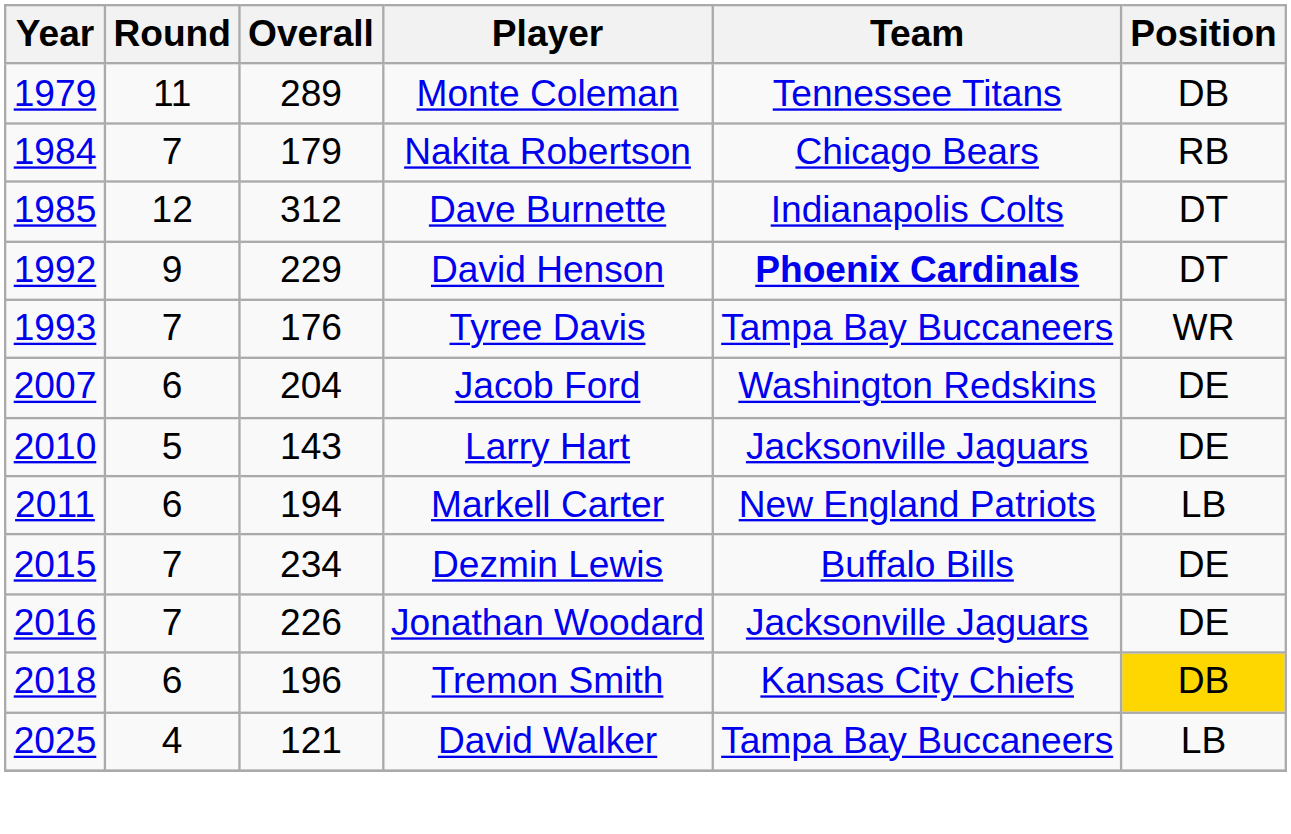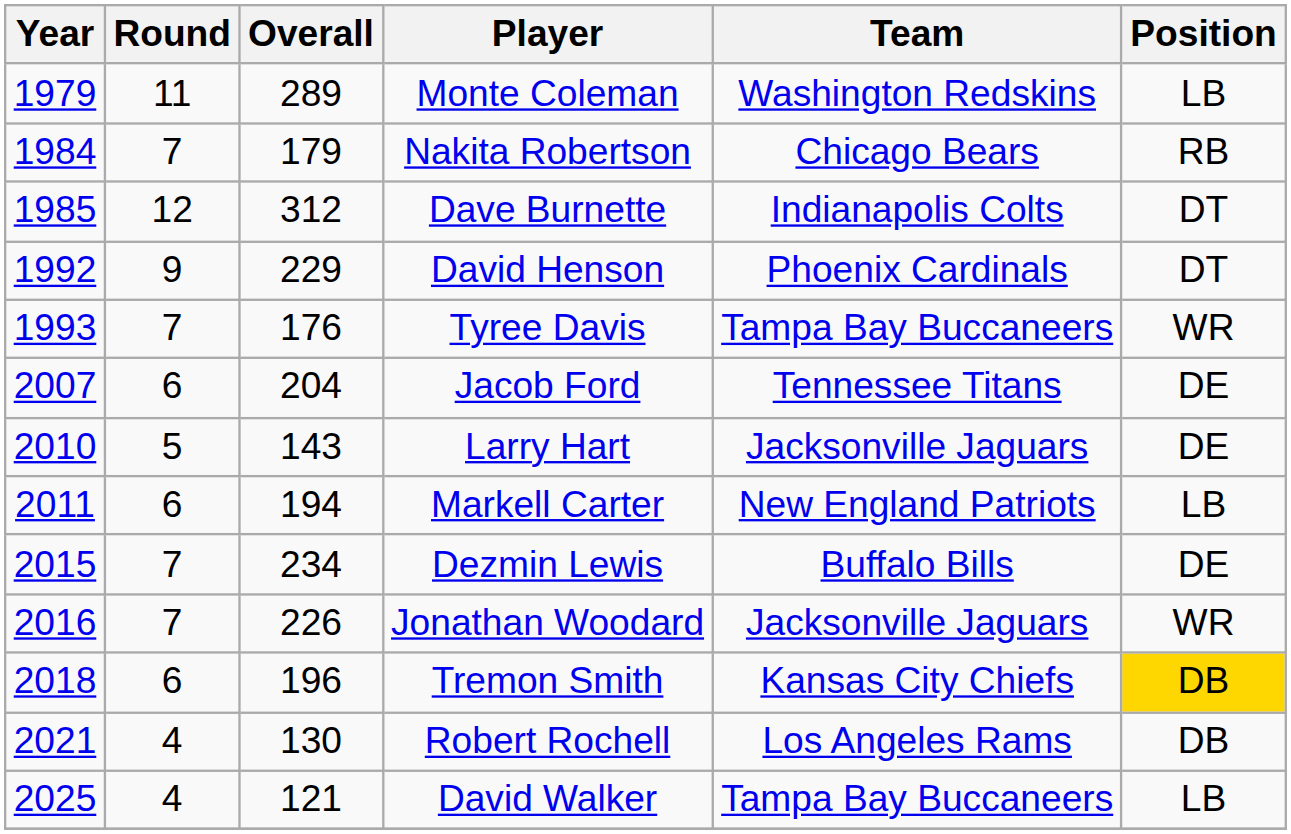(917, 92) Tennessee Titans -> (917, 92) Washington Redskins
(1204, 92) DB -> (1204, 92) LB
(917, 269) bold -> (917, 269) normal
(917, 387) Washington Redskins -> (917, 387) Tennessee Titans
(1204, 622) DE -> (1204, 622) WR
+ row: (548, 740)
